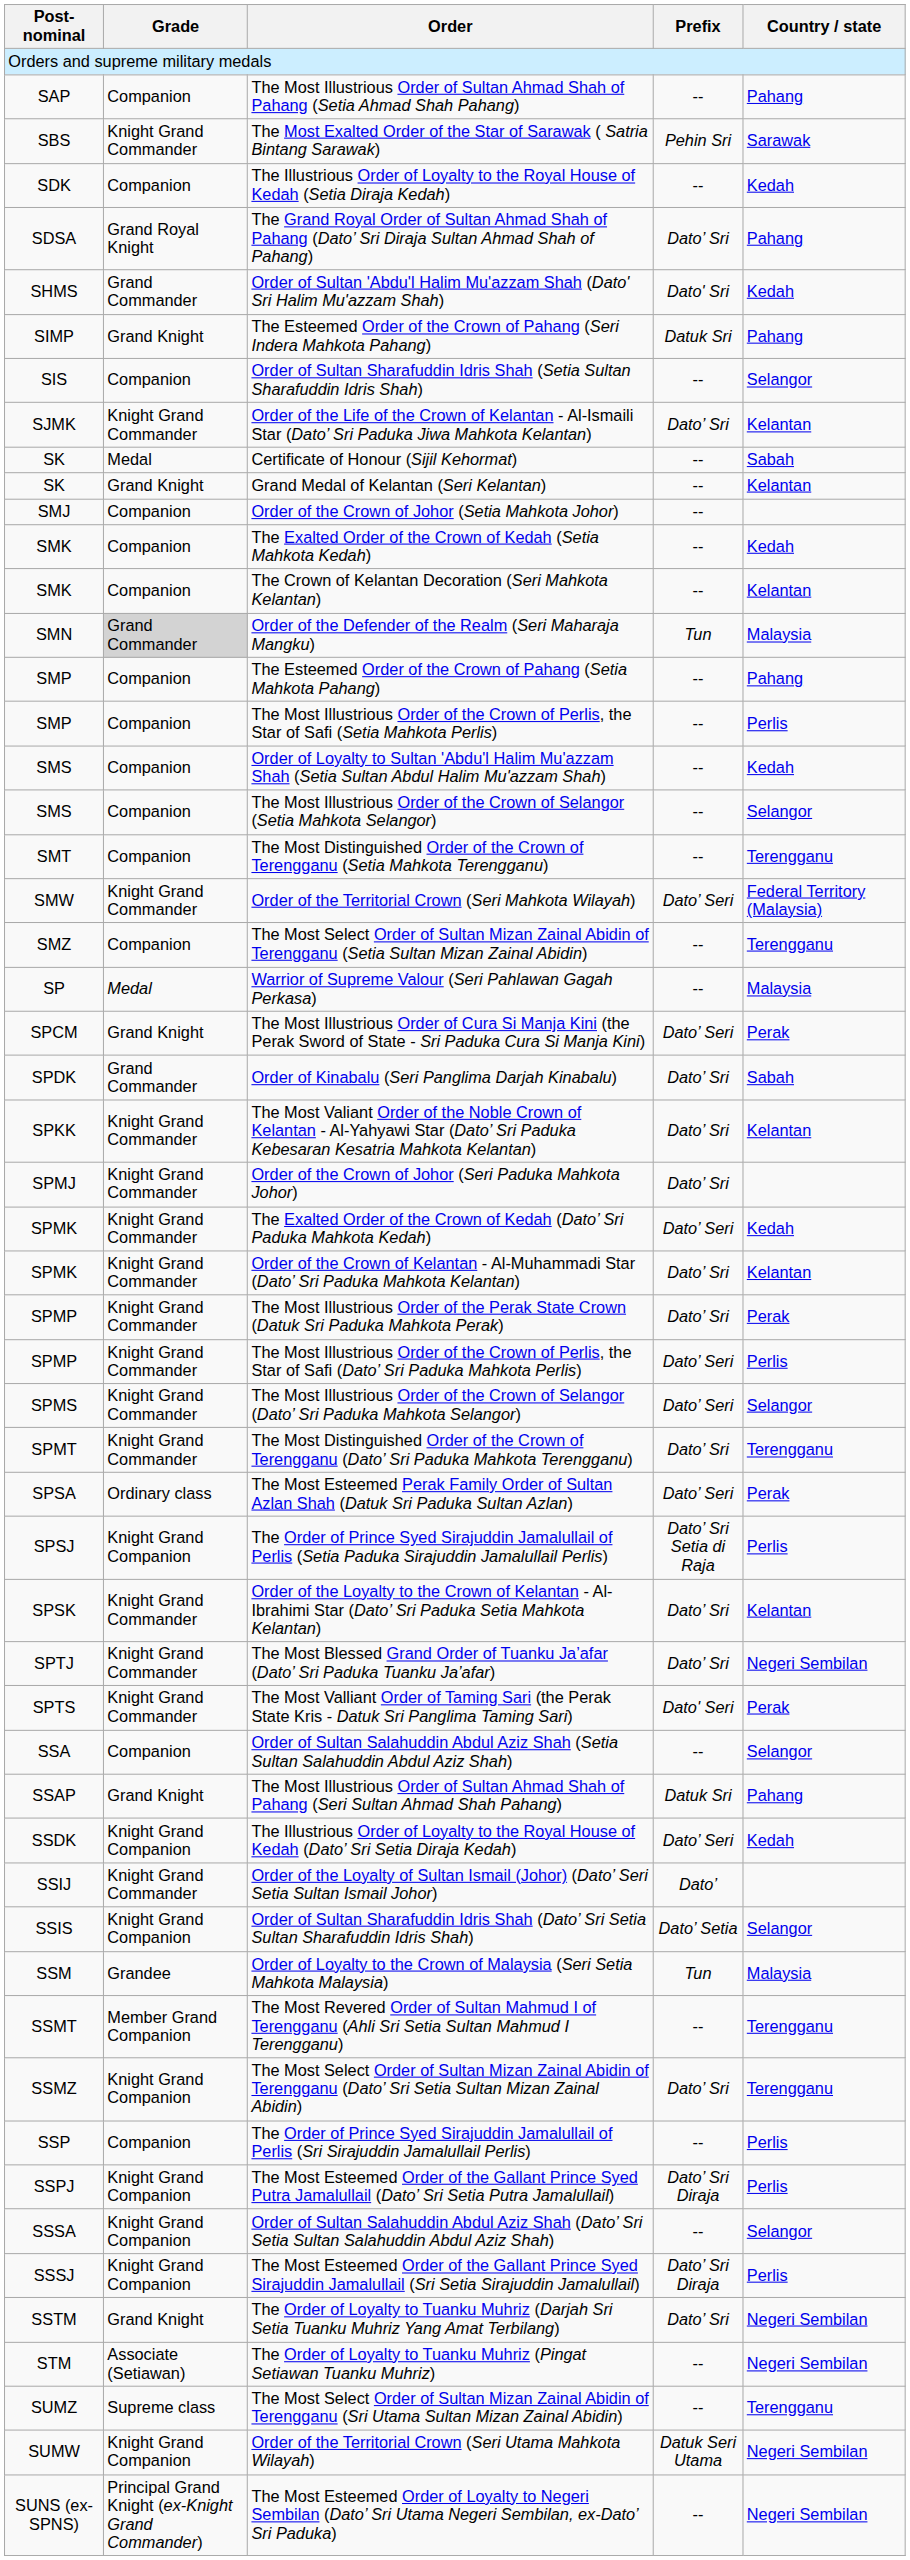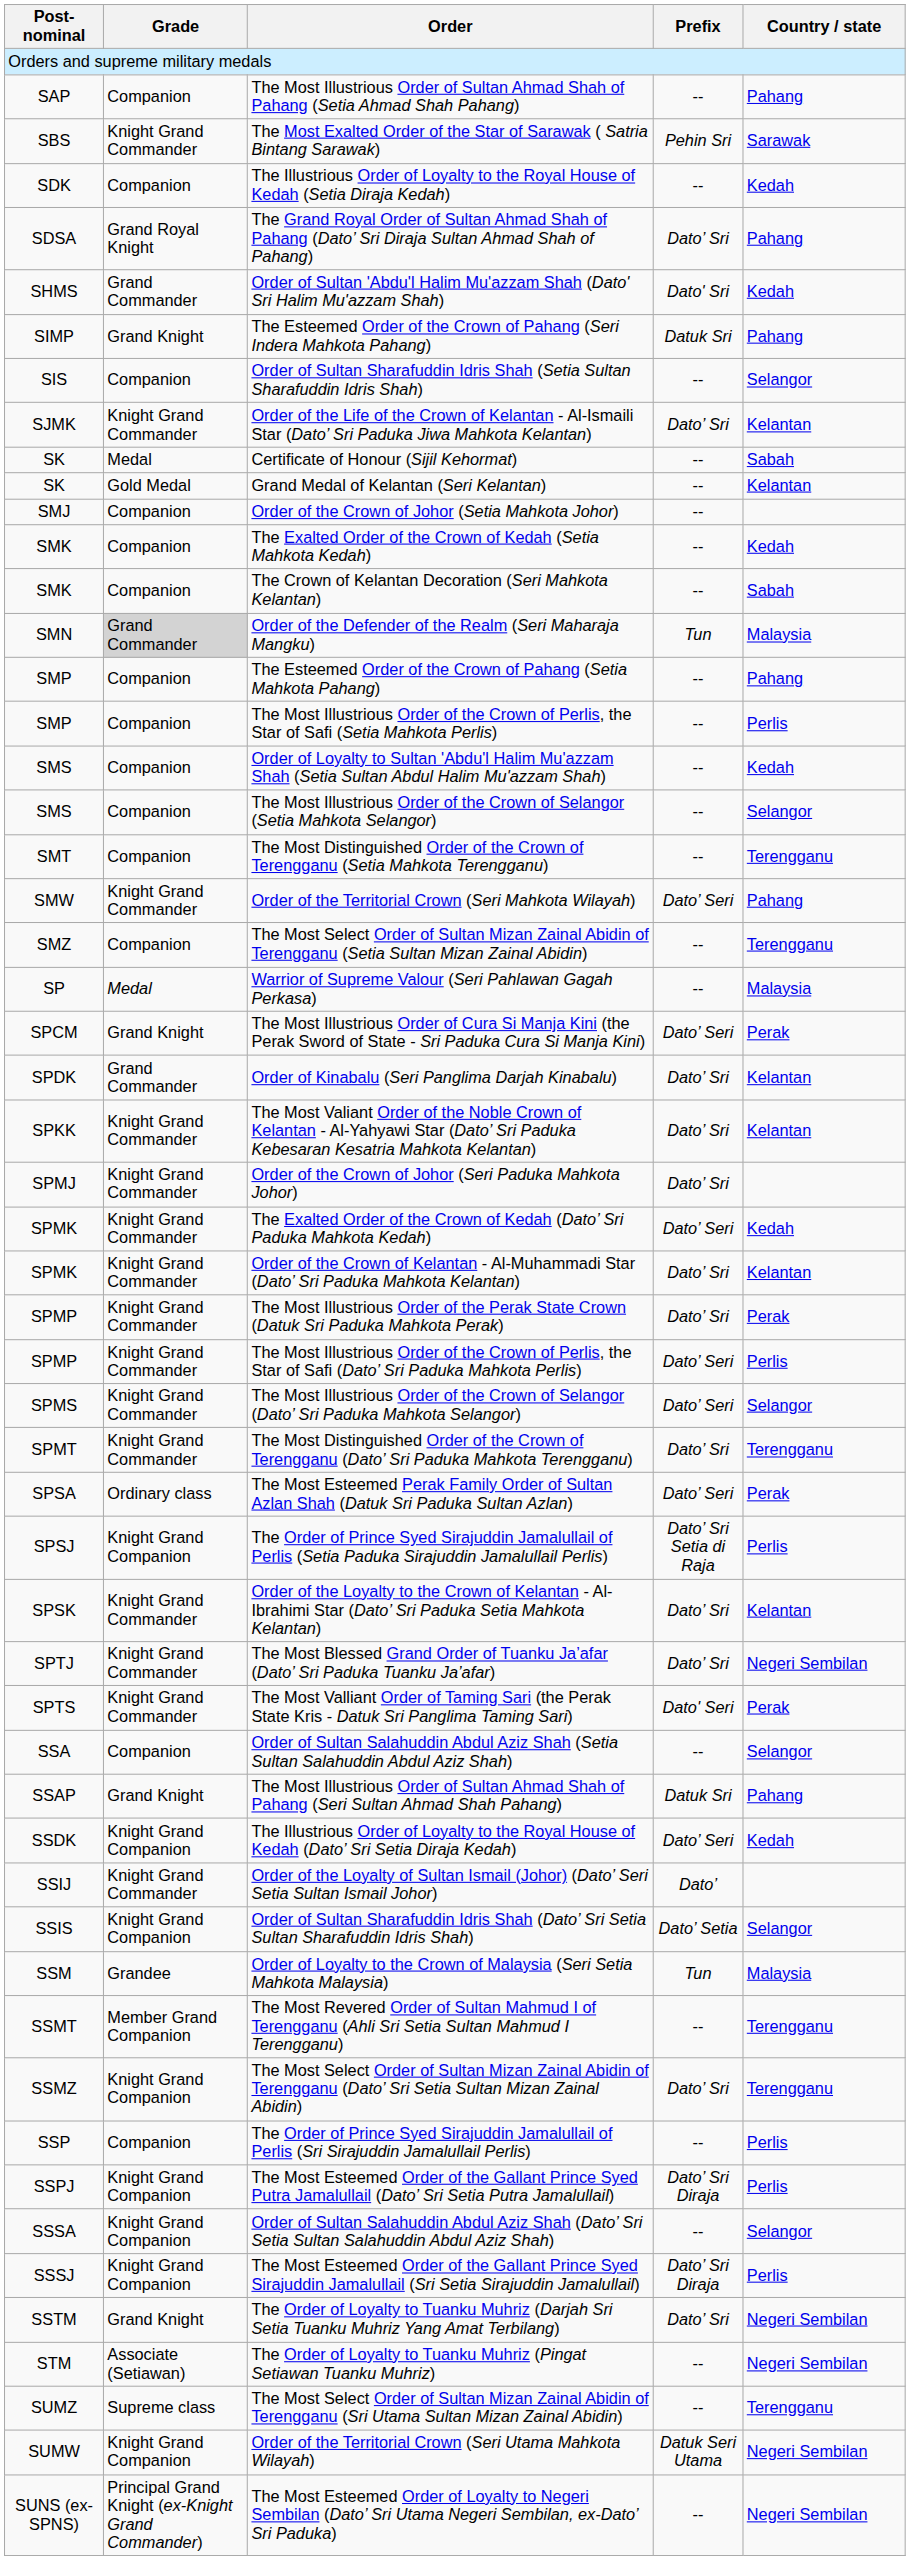(155, 485) Grand Knight -> (149, 485) Gold Medal
(779, 590) Kelantan -> (770, 590) Sabah
(806, 900) Federal Territory (Malaysia) -> (775, 900) Pahang
(770, 1077) Sabah -> (779, 1077) Kelantan
